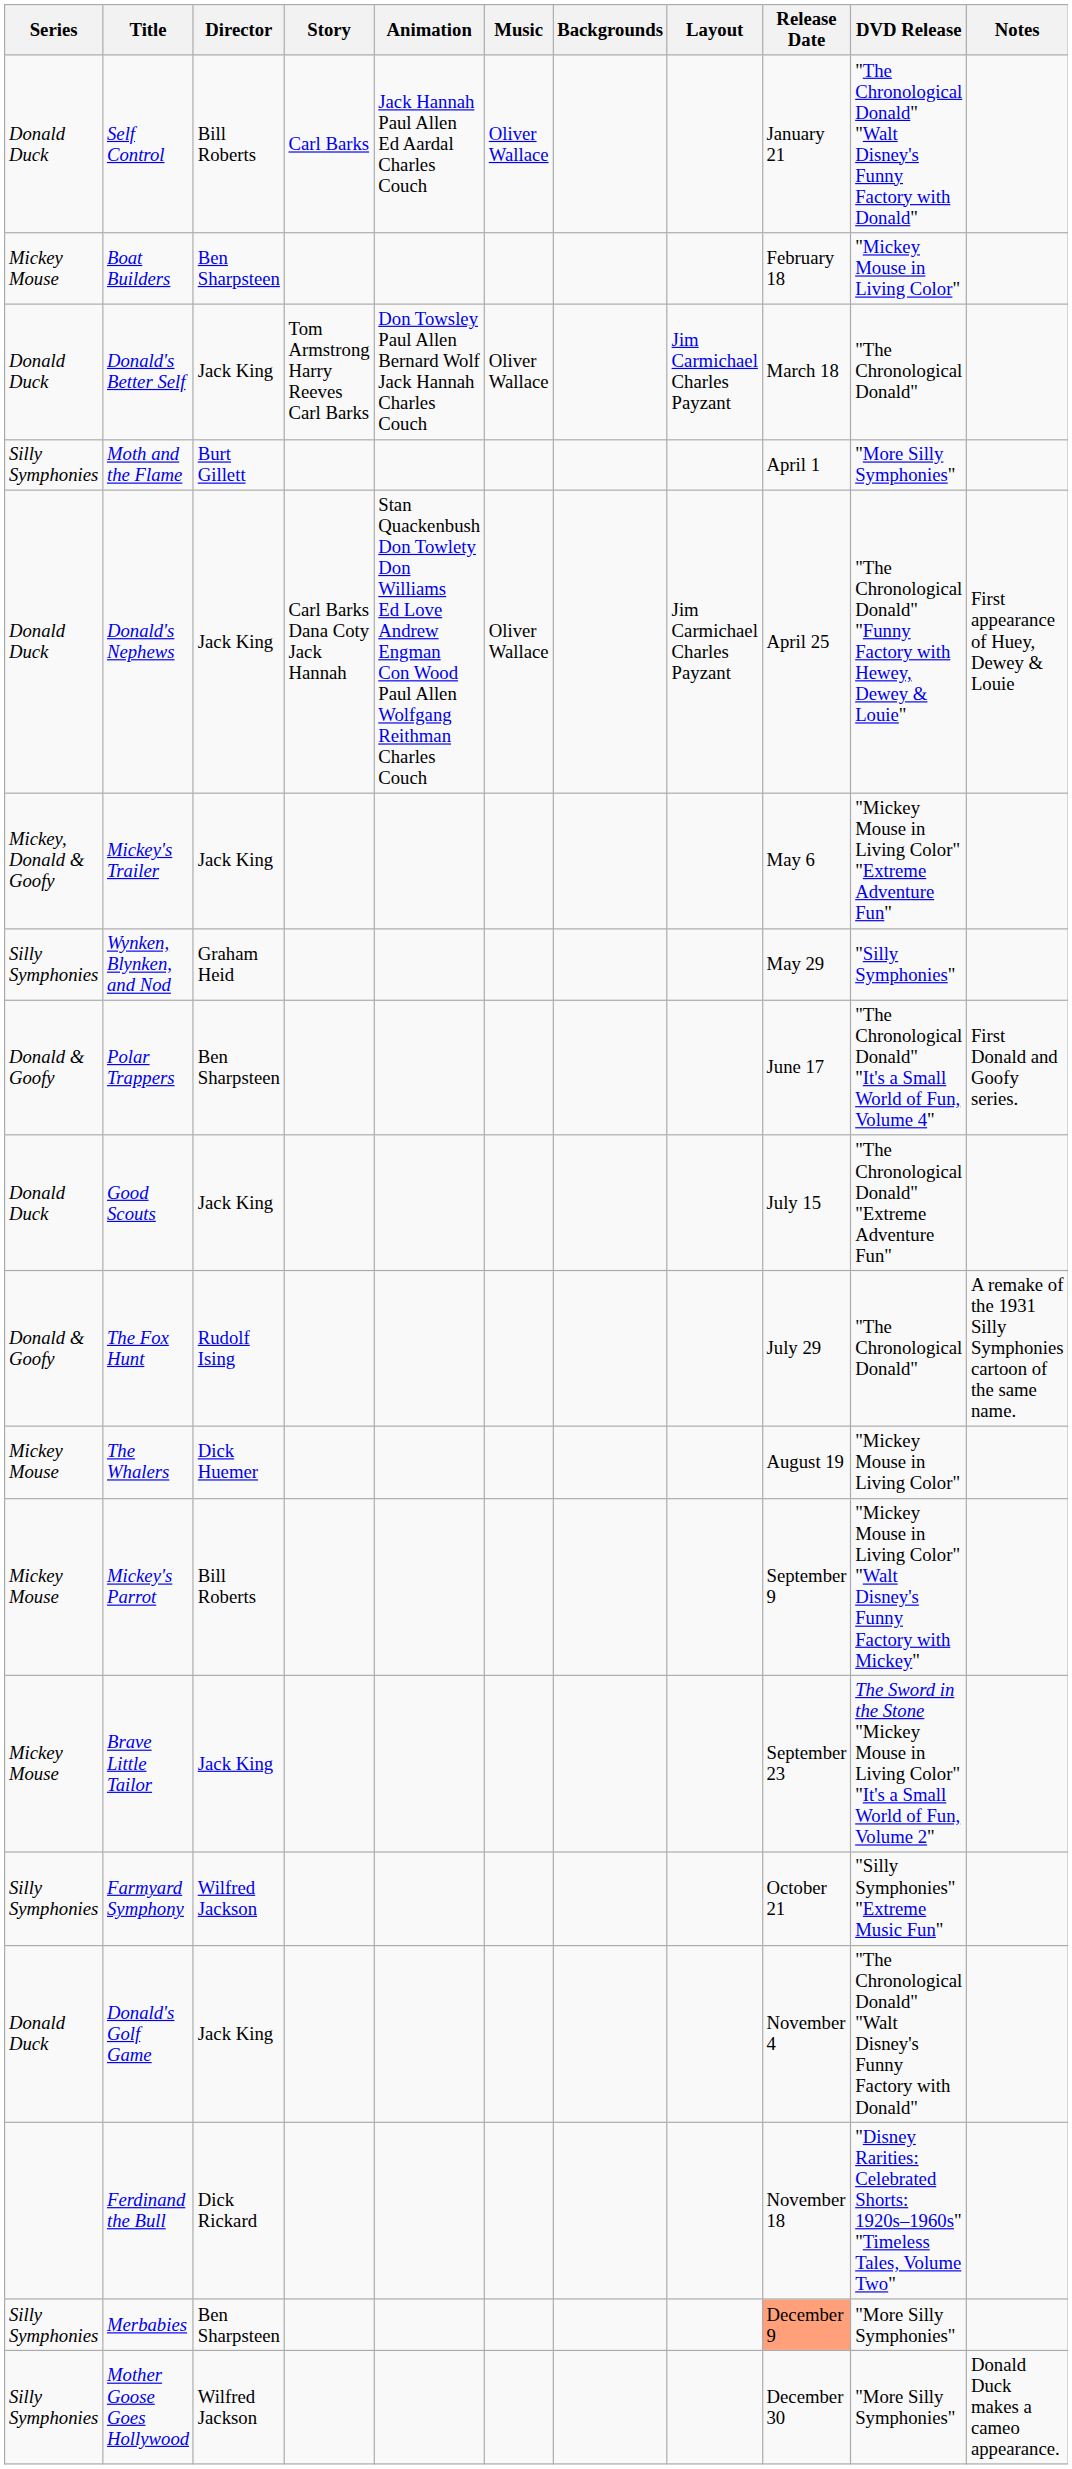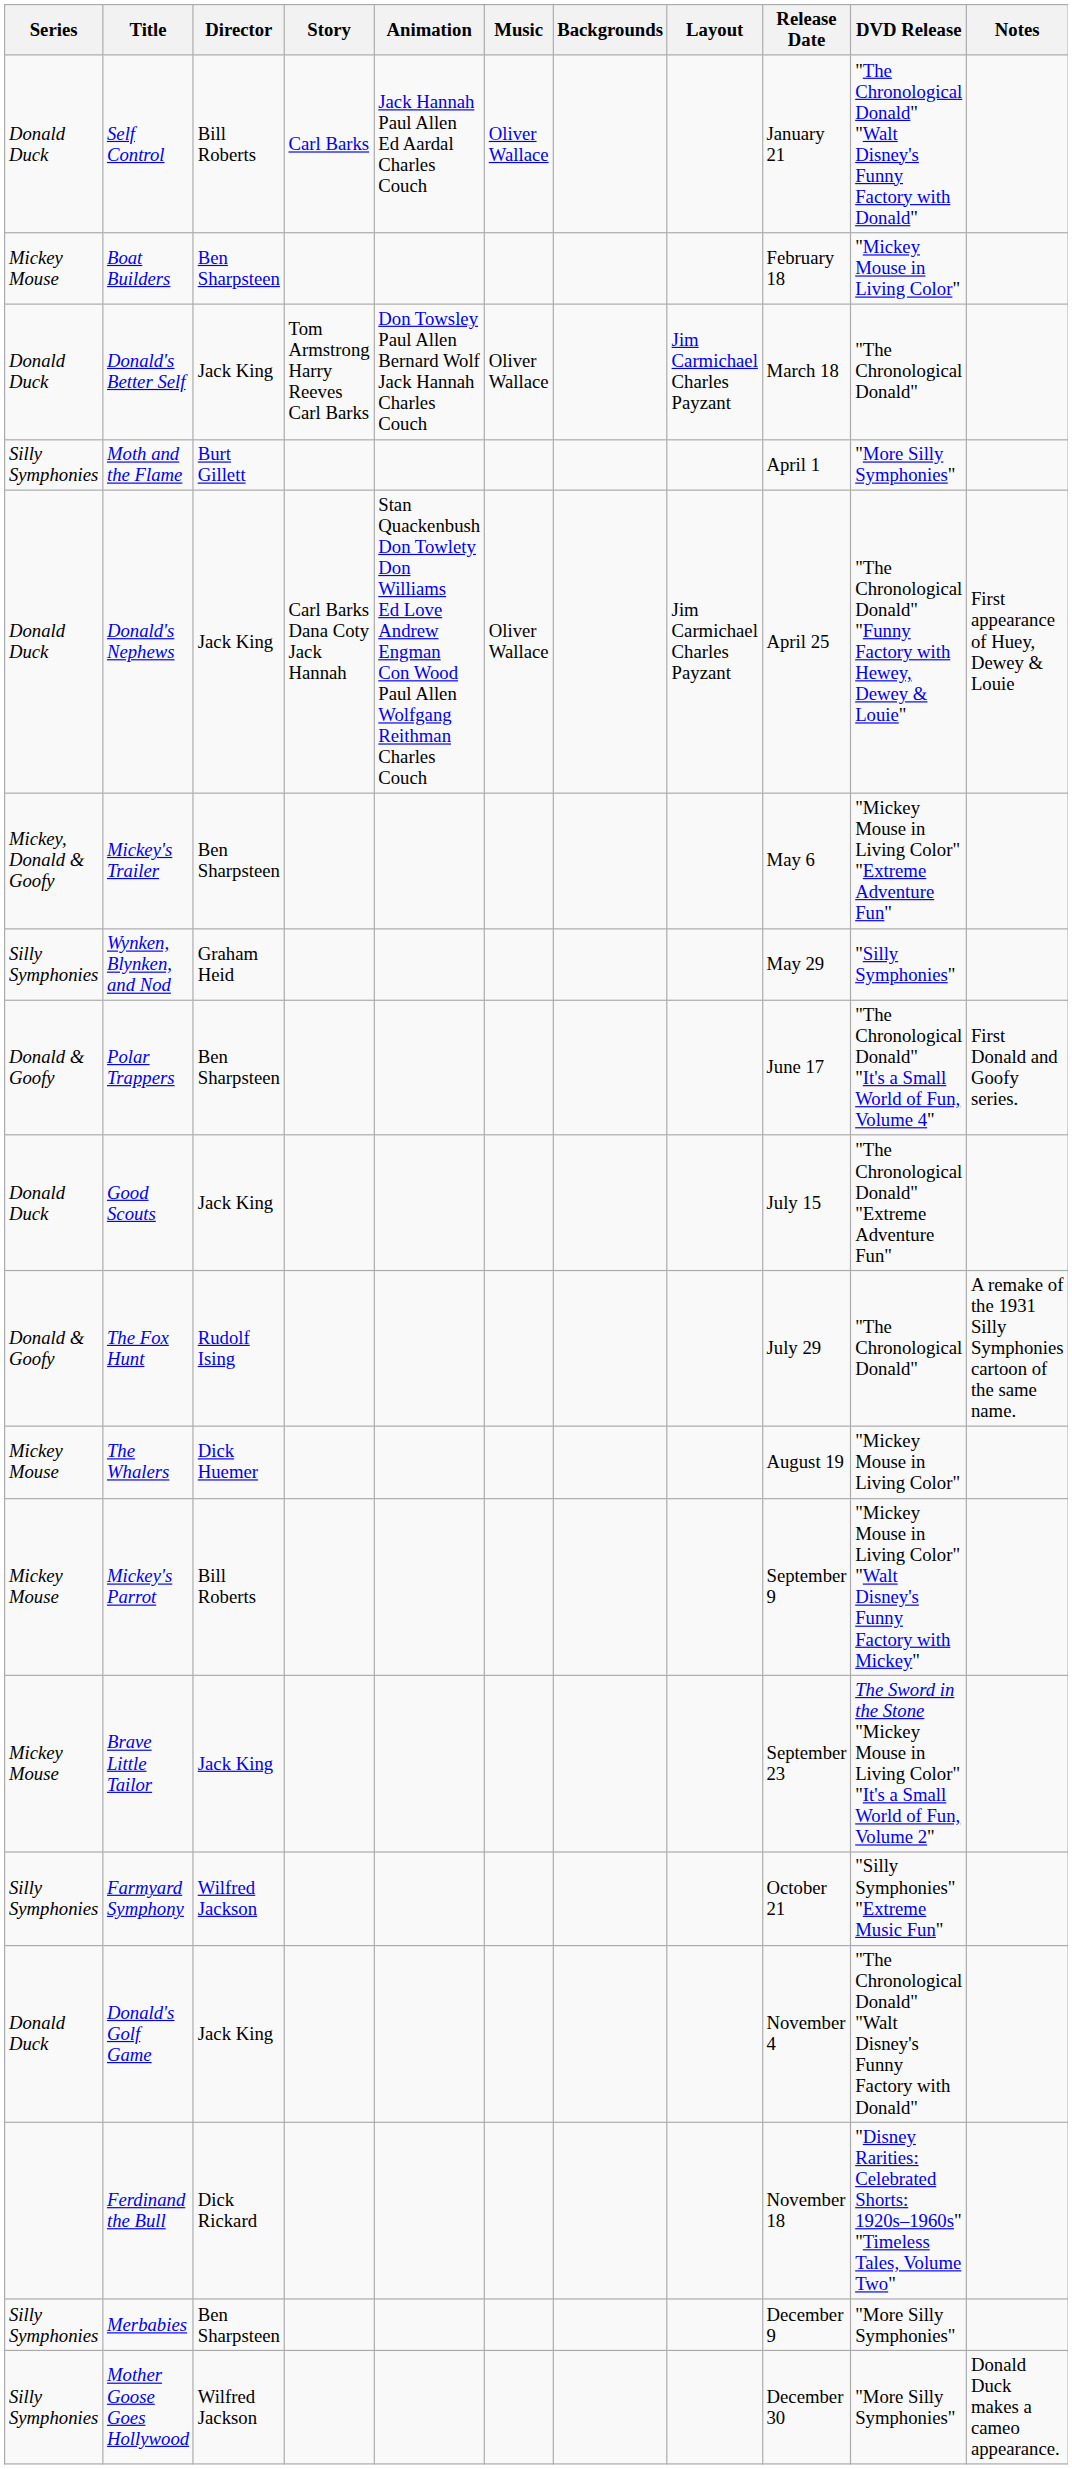(235, 860) Jack King -> (239, 860) Ben Sharpsteen
(805, 2324) lightsalmon background -> (805, 2324) no background
